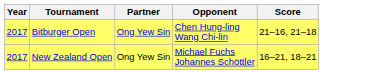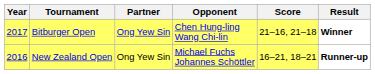+ column: (344, 12)
(17, 57) 2017 -> (17, 57) 2016
